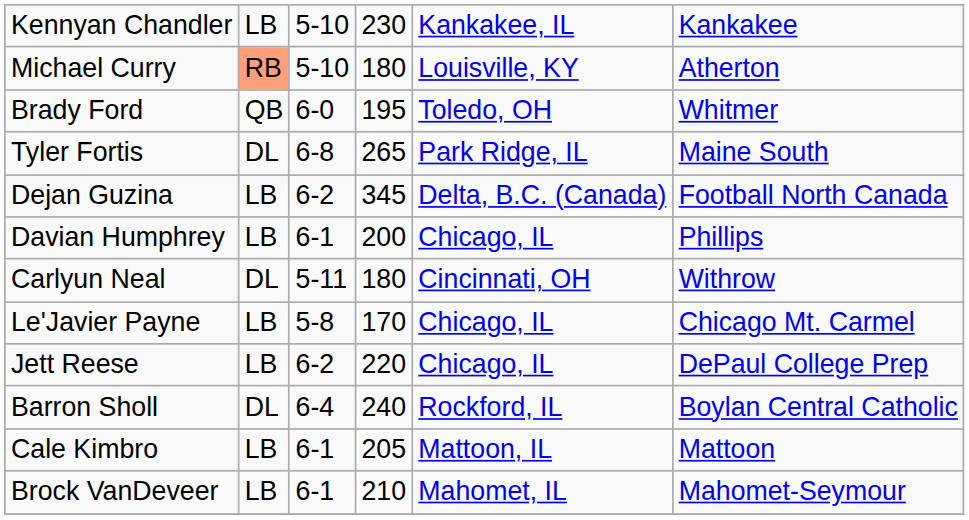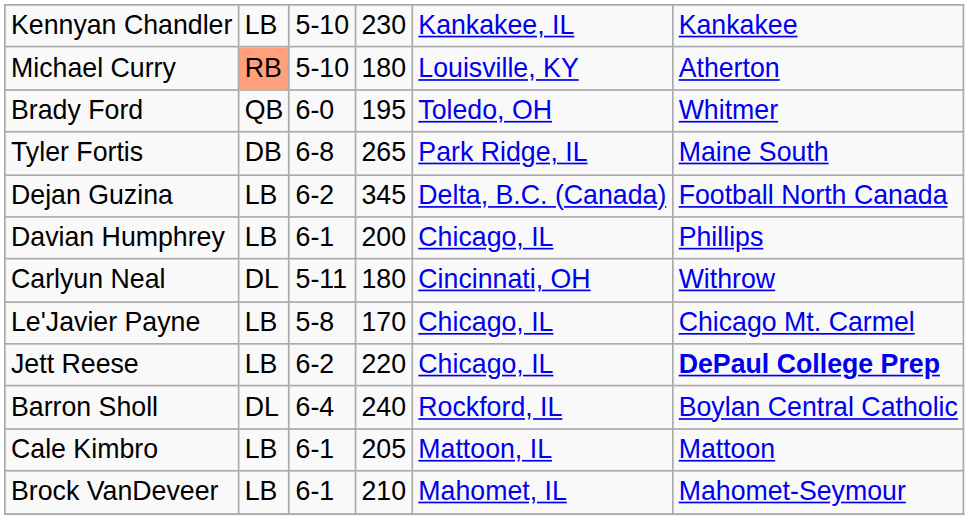(262, 152) DL -> (263, 152) DB
(803, 364) normal -> (809, 364) bold
